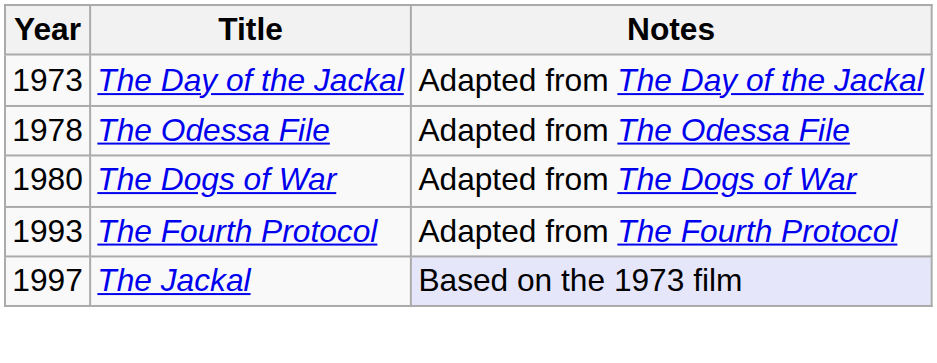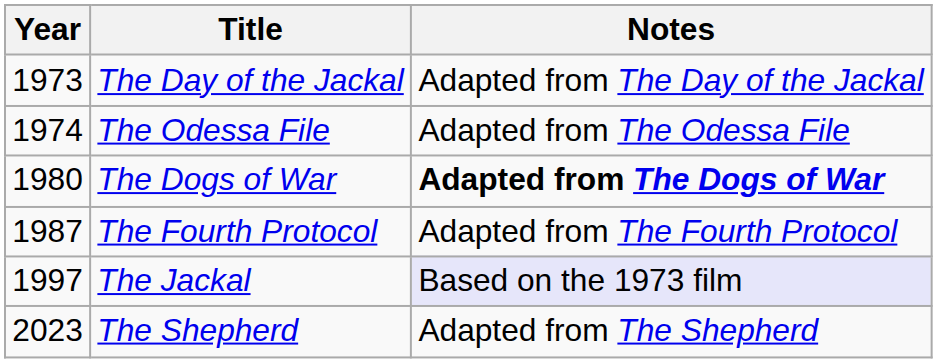(48, 130) 1978 -> (48, 130) 1974
(637, 180) normal -> (651, 180) bold
(48, 230) 1993 -> (48, 230) 1987
+ row: (198, 331)
